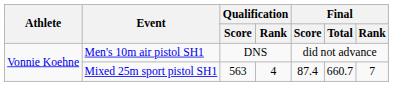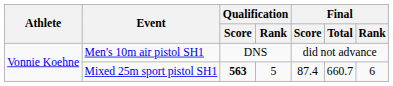(238, 72) normal -> (238, 72) bold
(273, 72) 4 -> (273, 72) 5
(372, 72) 7 -> (372, 72) 6
